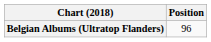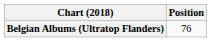(186, 28) 96 -> (186, 28) 76
